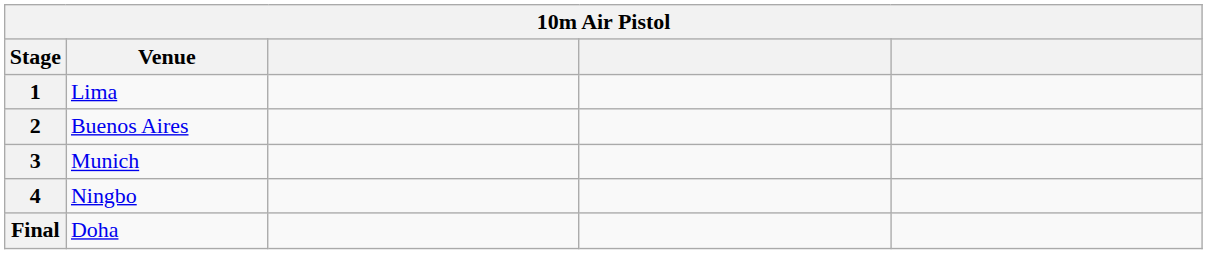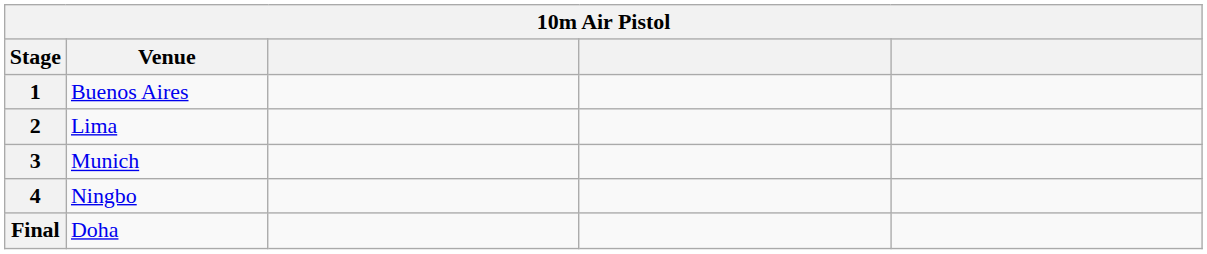(94, 91) Lima -> (130, 91) Buenos Aires
(130, 126) Buenos Aires -> (94, 126) Lima
